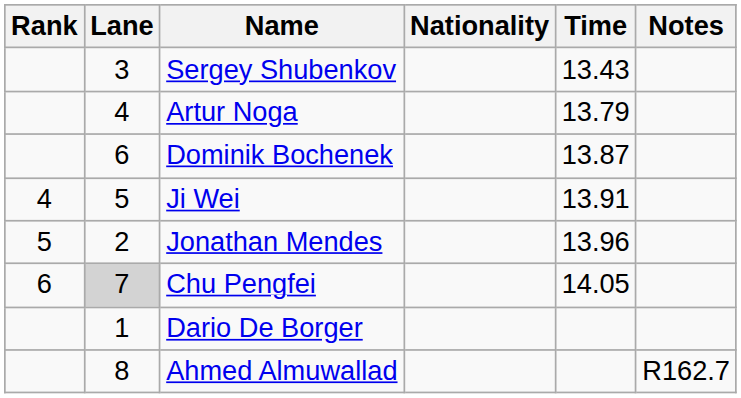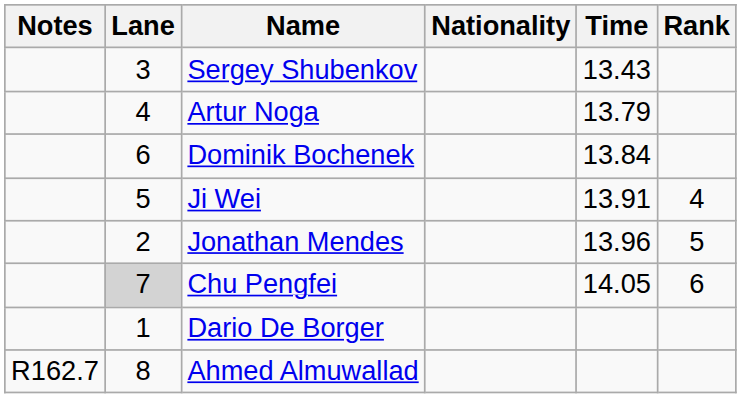columns swapped: (44, 26) <-> (686, 26)
(596, 155) 13.87 -> (617, 155) 13.84
